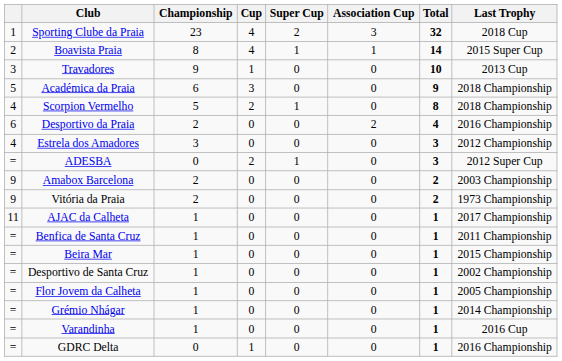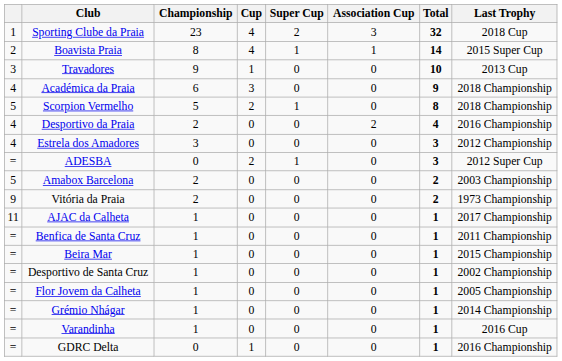(13, 87) 5 -> (13, 87) 4
(13, 106) 4 -> (13, 106) 5
(13, 124) 6 -> (13, 124) 4
(13, 180) 9 -> (13, 180) 5
